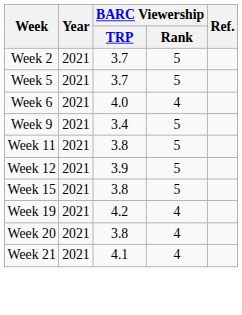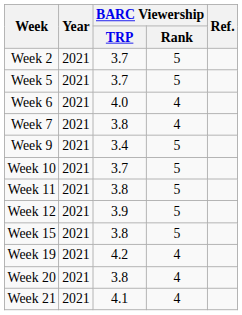+ row: (32, 124)
+ row: (32, 168)
